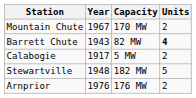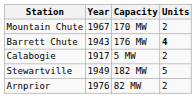(128, 41) 82 MW -> (130, 41) 176 MW
(99, 71) 1948 -> (99, 71) 1949
(130, 86) 176 MW -> (128, 86) 82 MW
